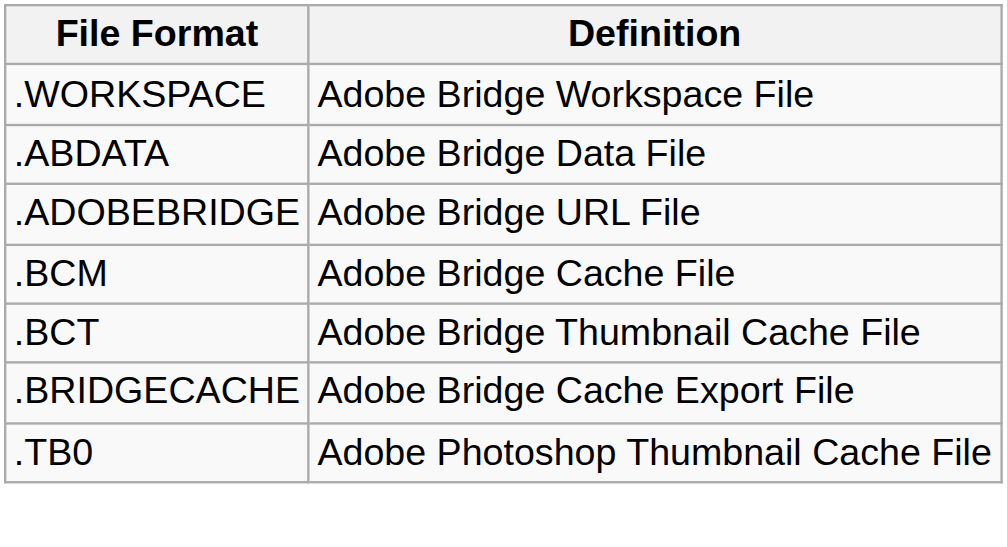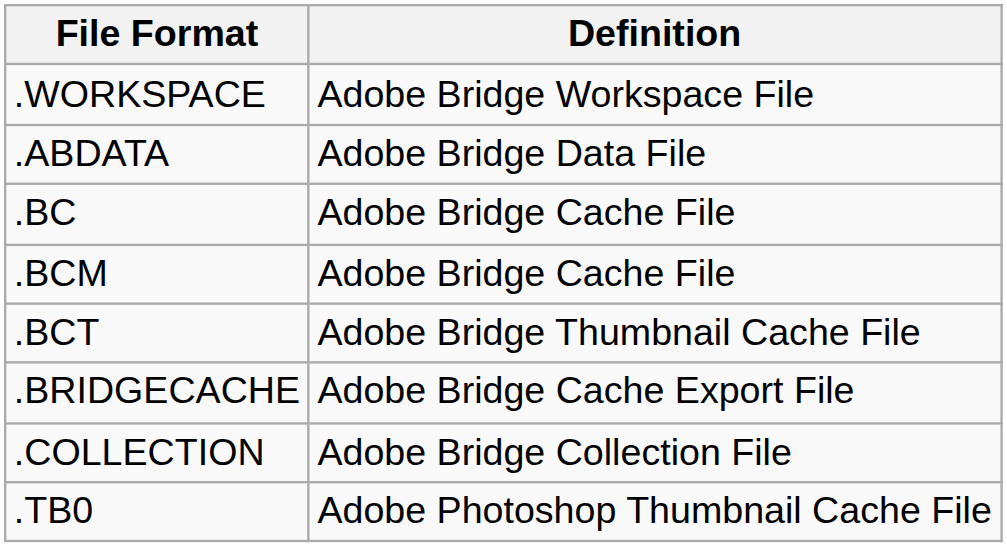- row: (157, 213)
+ row: (45, 213)
+ row: (139, 451)
